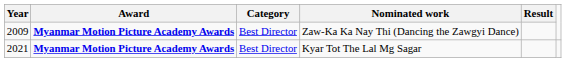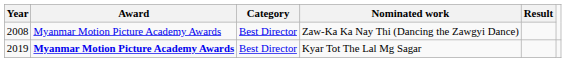(18, 31) 2009 -> (18, 31) 2008
(134, 31) bold -> (127, 31) normal
(18, 49) 2021 -> (18, 49) 2019
